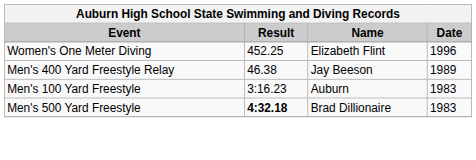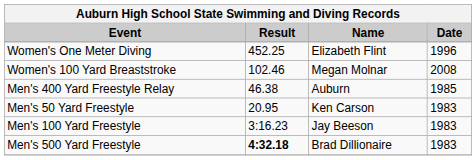+ row: (92, 70)
(342, 70) Jay Beeson -> (331, 89) Auburn
(443, 70) 1989 -> (443, 89) 1985
+ row: (71, 108)
(330, 89) Auburn -> (342, 127) Jay Beeson
